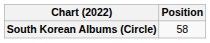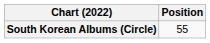(182, 29) 58 -> (182, 29) 55
